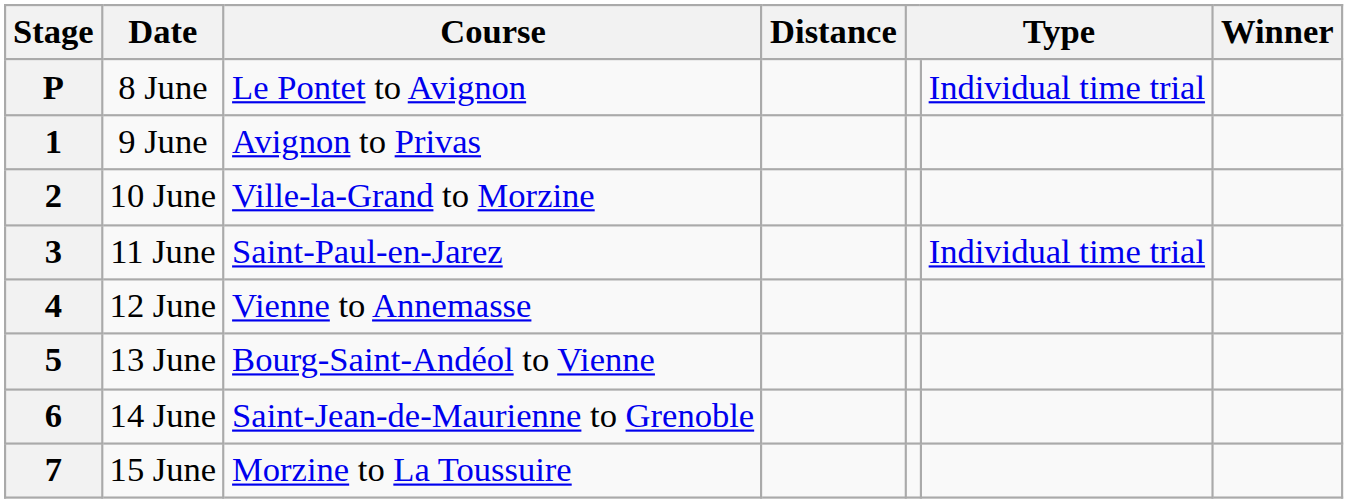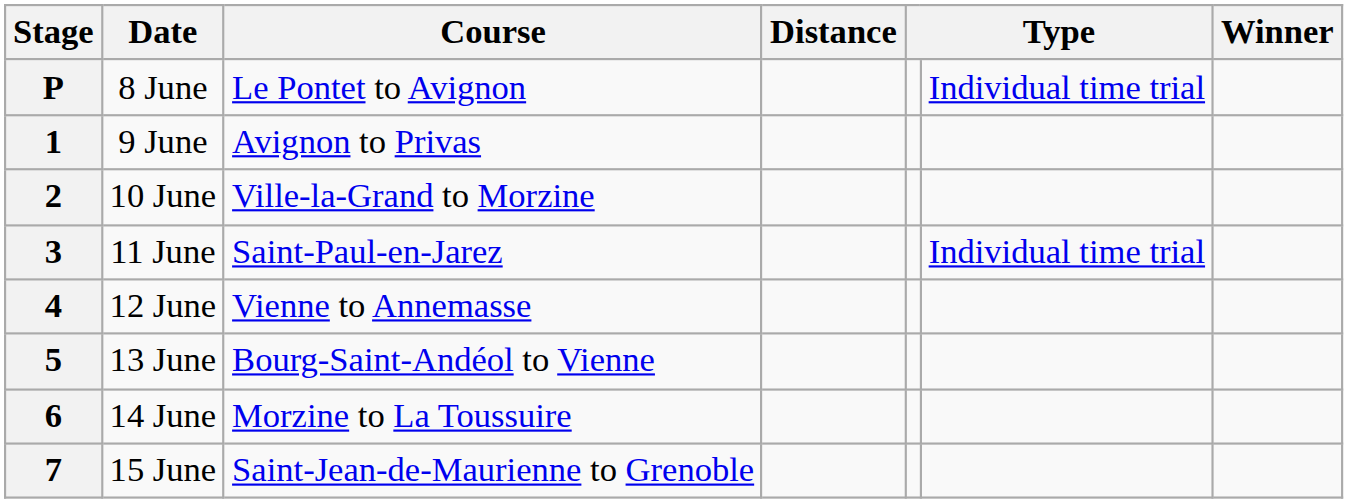(493, 415) Saint-Jean-de-Maurienne to Grenoble -> (402, 415) Morzine to La Toussuire
(402, 470) Morzine to La Toussuire -> (493, 470) Saint-Jean-de-Maurienne to Grenoble
